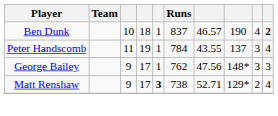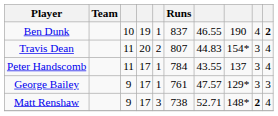(145, 31) 18 -> (145, 31) 19
(209, 31) 46.57 -> (209, 31) 46.55
+ row: (47, 48)
(145, 48) 19 -> (145, 66) 17
(179, 66) 762 -> (179, 84) 761
(209, 66) 47.56 -> (209, 84) 47.57
(238, 66) 148* -> (238, 84) 129*
(158, 84) bold -> (158, 102) normal
(238, 84) 129* -> (238, 102) 148*
(257, 84) normal -> (257, 102) bold
